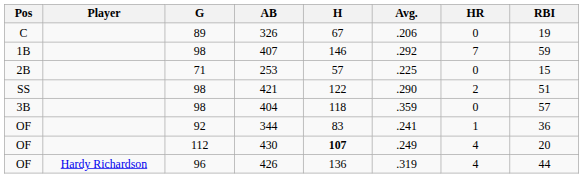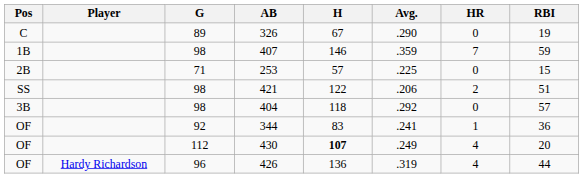(407, 32) .206 -> (407, 32) .290
(407, 51) .292 -> (407, 51) .359
(407, 88) .290 -> (407, 88) .206
(407, 107) .359 -> (407, 107) .292
